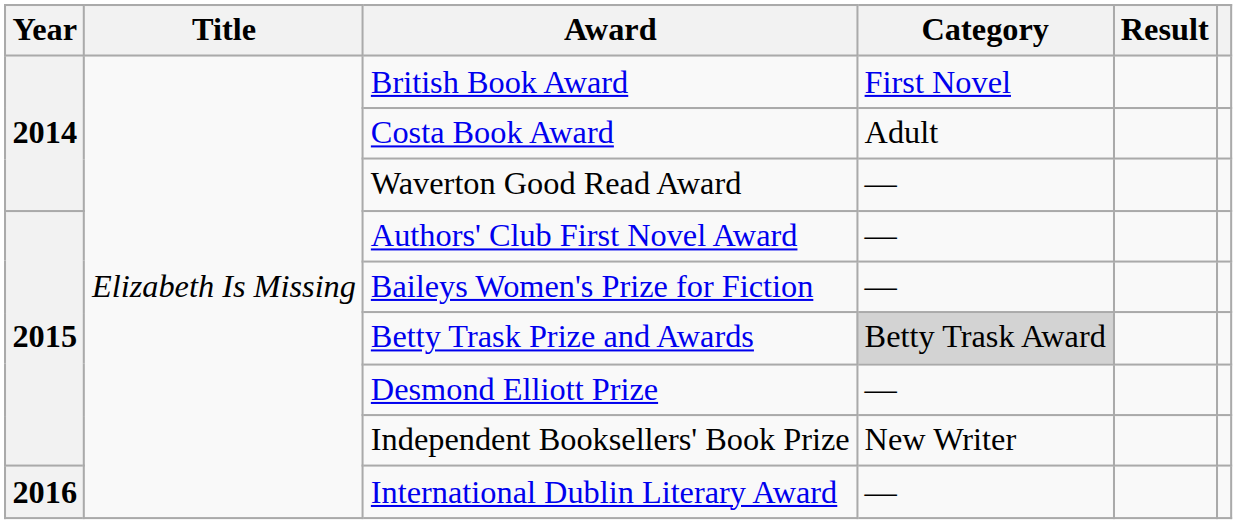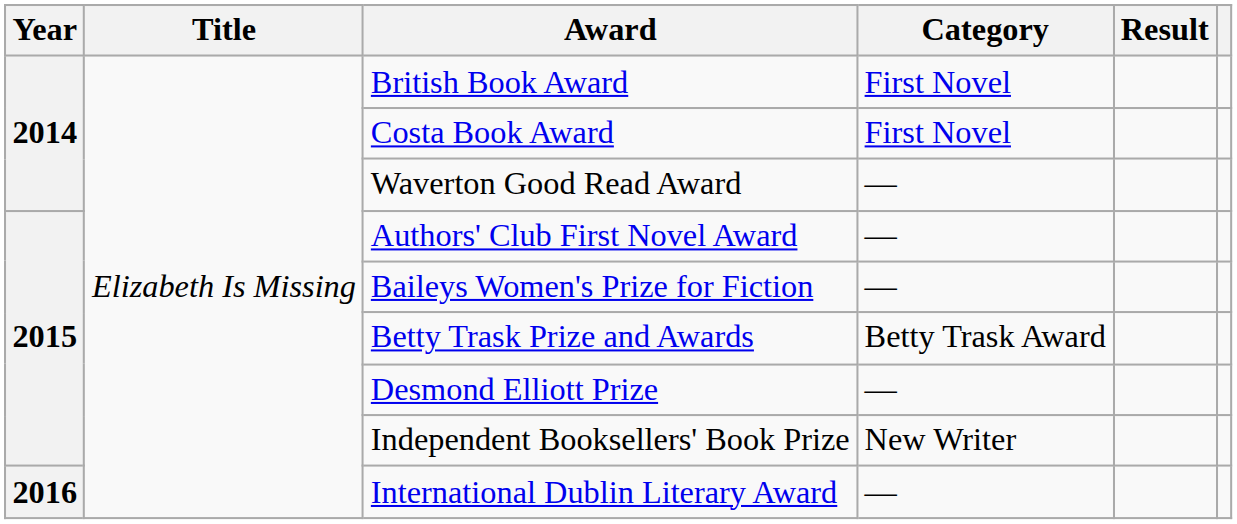(901, 132) Adult -> (938, 132) First Novel
(985, 337) lightgrey background -> (985, 337) no background
